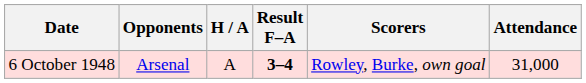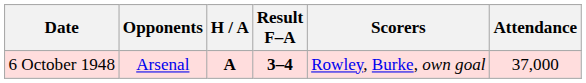(230, 64) normal -> (230, 64) bold
(535, 64) 31,000 -> (535, 64) 37,000
